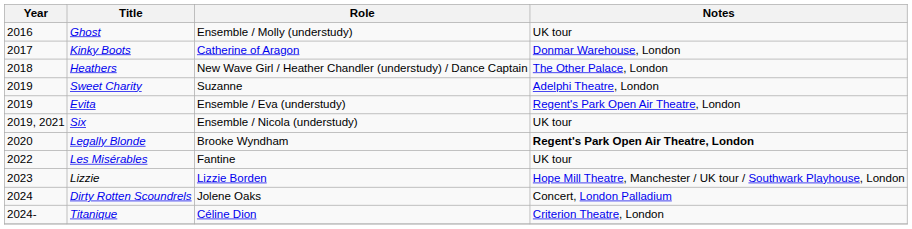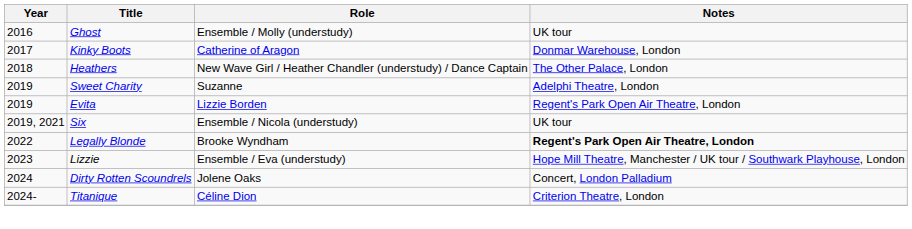(271, 104) Ensemble / Eva (understudy) -> (232, 104) Lizzie Borden
(20, 141) 2020 -> (20, 141) 2022
- row: (109, 159)
(232, 178) Lizzie Borden -> (271, 159) Ensemble / Eva (understudy)
